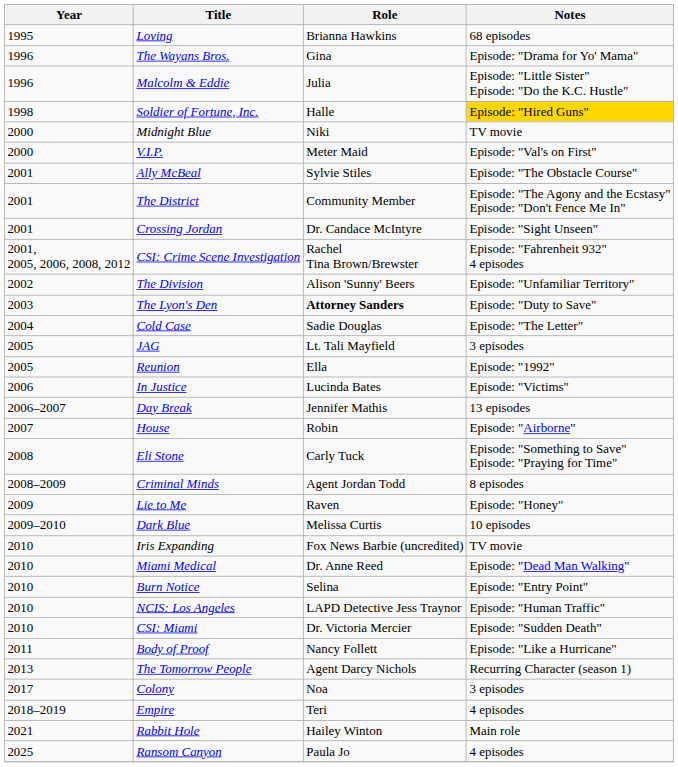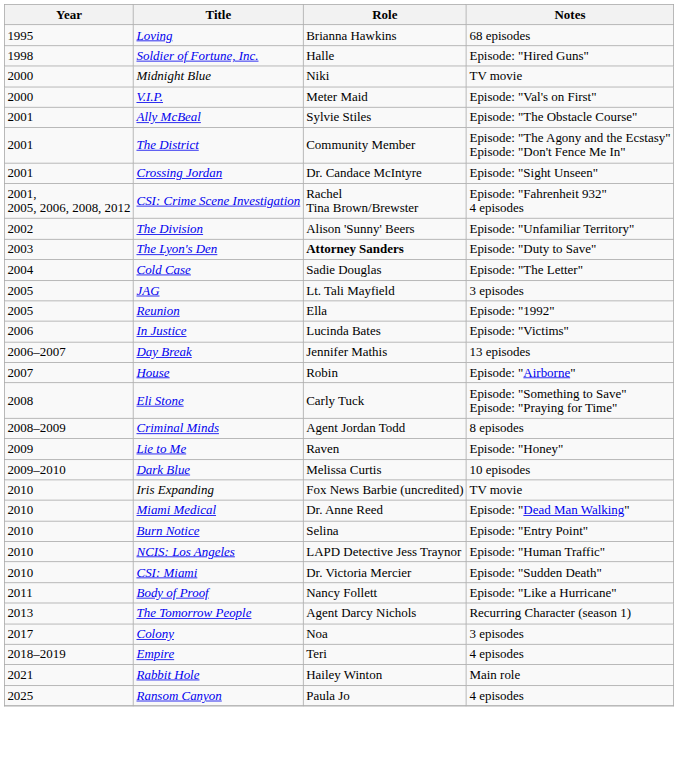- row: (183, 55)
- row: (183, 83)
(529, 111) gold background -> (529, 55) no background
